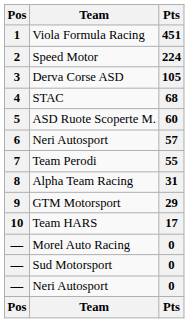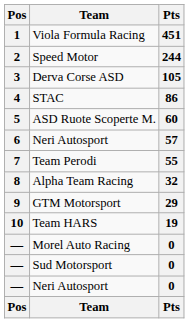(171, 56) 224 -> (171, 56) 244
(171, 97) 68 -> (171, 97) 86
(171, 181) 31 -> (171, 181) 32
(171, 223) 17 -> (171, 223) 19
